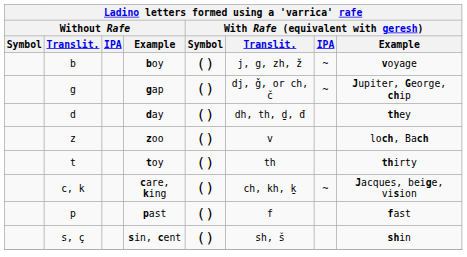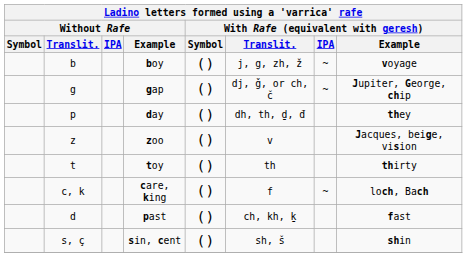(73, 115) d -> (73, 115) p
(399, 139) loch, Bach -> (399, 140) Jacques, beige, vision
(270, 188) ch, kh, ḵ -> (270, 191) f
(399, 188) Jacques, beige, vision -> (399, 191) loch, Bach
(73, 214) p -> (73, 217) d
(270, 214) f -> (270, 217) ch, kh, ḵ
